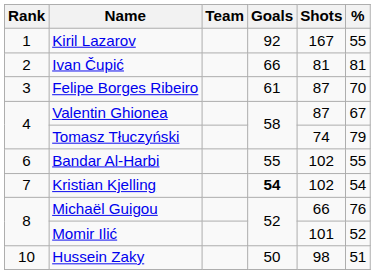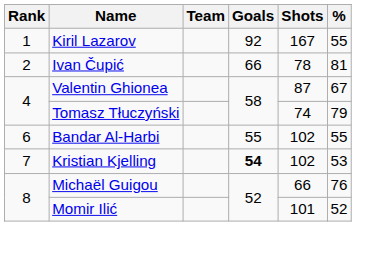(321, 64) 81 -> (302, 64) 78
- row: (125, 88)
(358, 185) 54 -> (339, 161) 53
- row: (98, 257)
